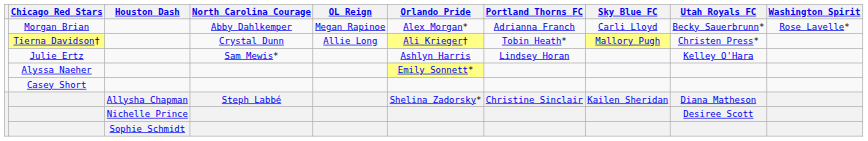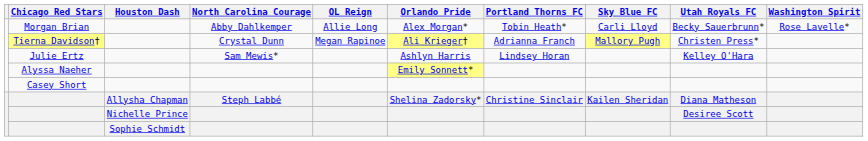(350, 26) Megan Rapinoe -> (350, 26) Allie Long
(534, 26) Adrianna Franch -> (534, 26) Tobin Heath*
(350, 41) Allie Long -> (350, 41) Megan Rapinoe
(534, 41) Tobin Heath* -> (534, 41) Adrianna Franch
